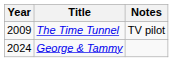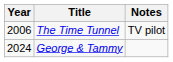(19, 30) 2009 -> (19, 30) 2006
